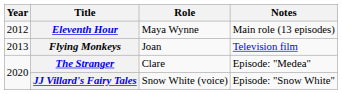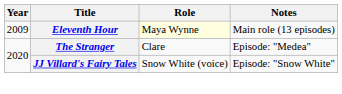(18, 30) 2012 -> (18, 30) 2009
(170, 30) no background -> (170, 30) lightyellow background
- row: (85, 47)
